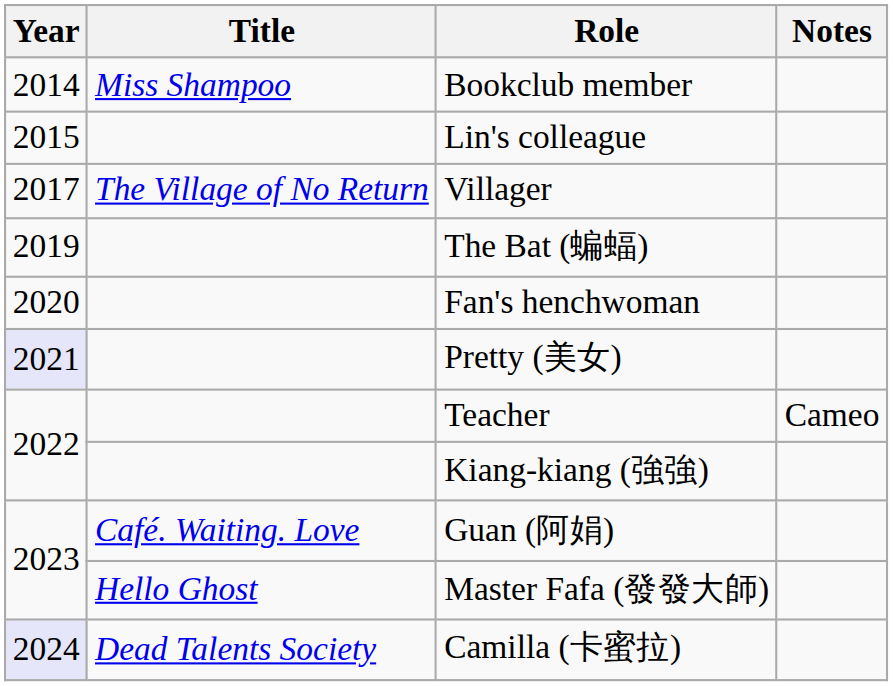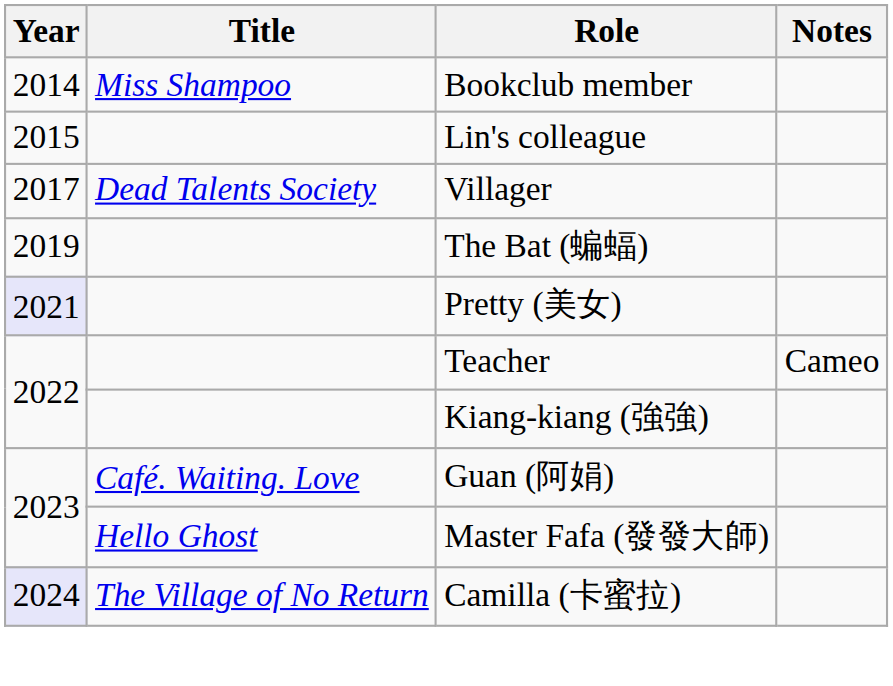(262, 190) The Village of No Return -> (236, 190) Dead Talents Society
- row: (572, 302)
(236, 648) Dead Talents Society -> (262, 595) The Village of No Return
